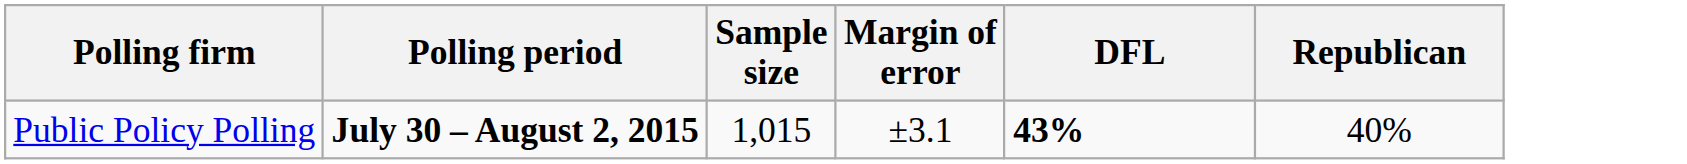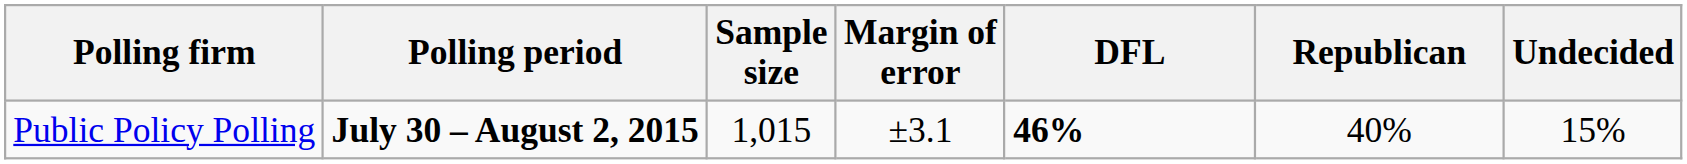+ column: (1593, 52)
(1049, 128) 43% -> (1049, 128) 46%
